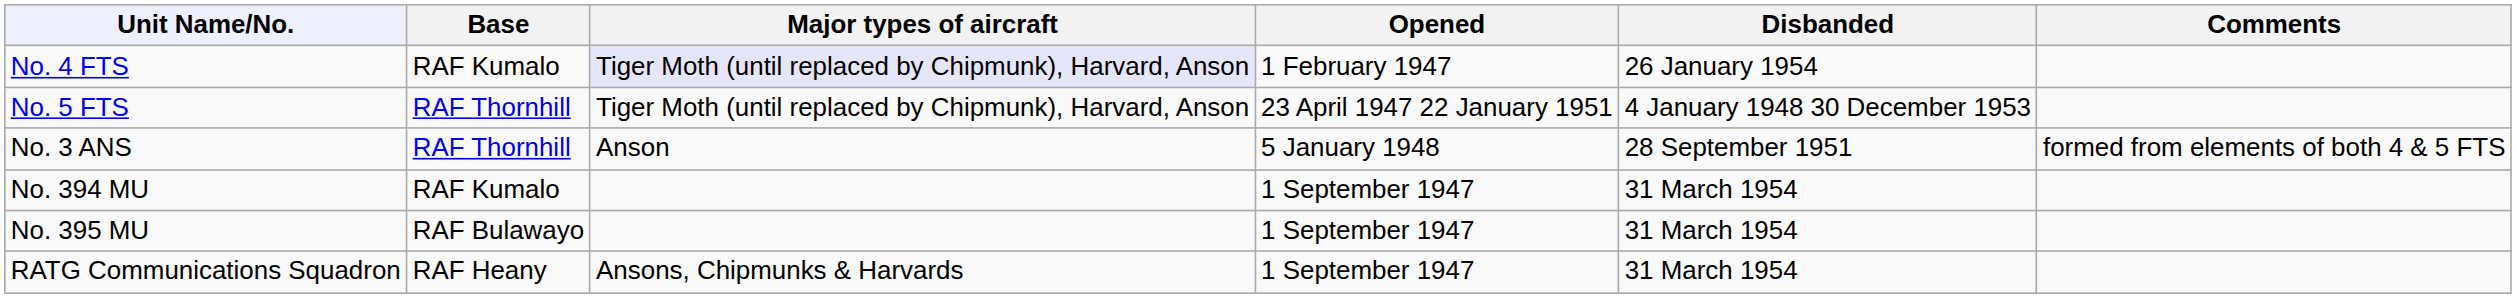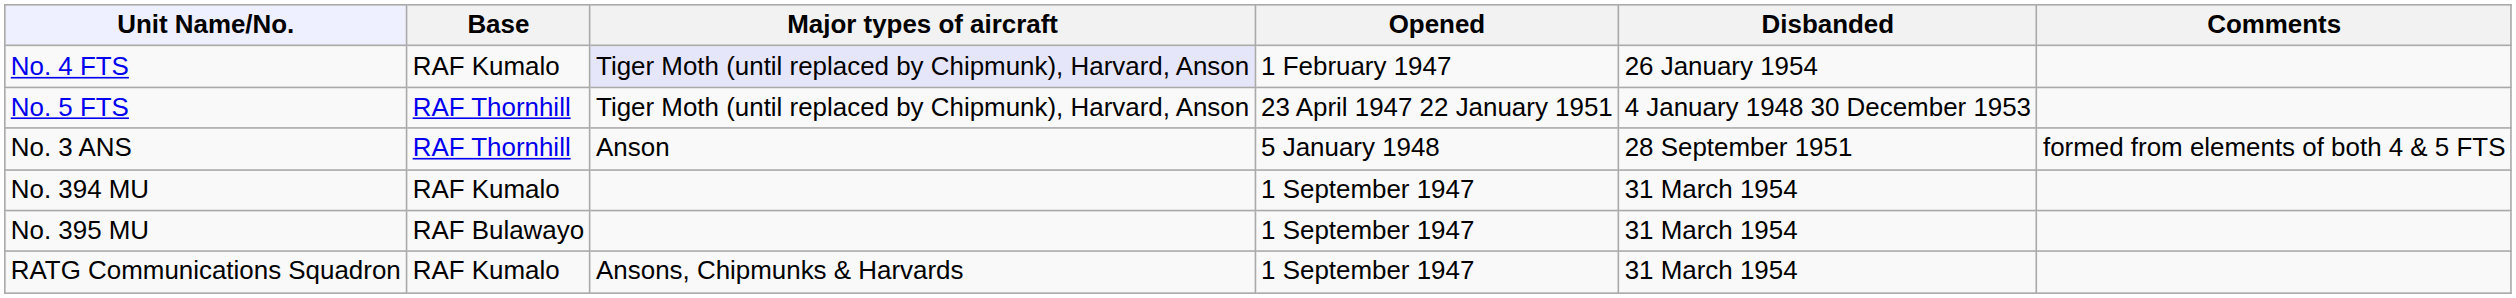(480, 271) RAF Heany -> (486, 271) RAF Kumalo
